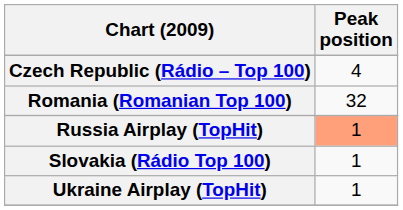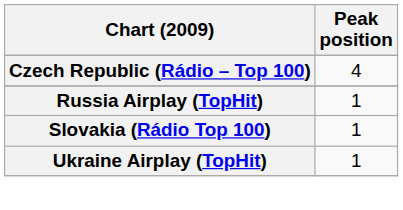- row: (160, 100)
(356, 130) lightsalmon background -> (356, 100) no background
